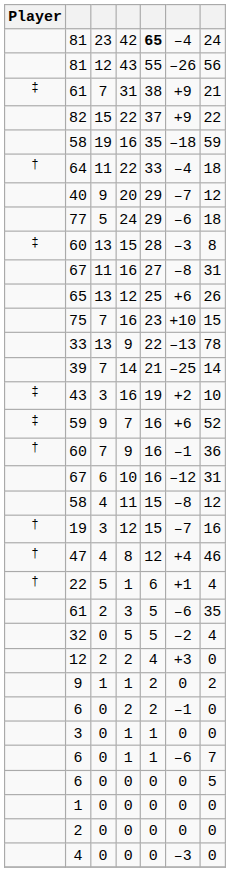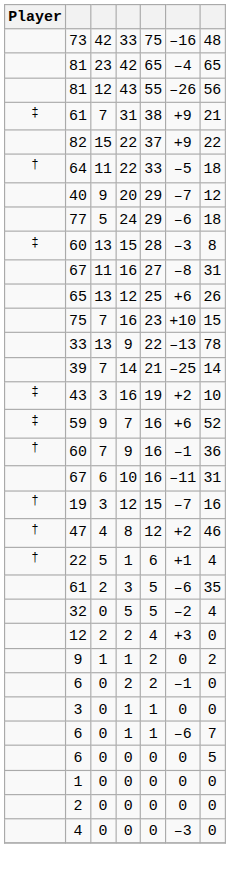+ row: (78, 41)
(153, 41) bold -> (153, 65) normal
(212, 41) 24 -> (212, 65) 65
- row: (78, 142)
(183, 169) –4 -> (183, 169) –5
(183, 478) –12 -> (183, 478) –11
- row: (78, 503)
(183, 557) +4 -> (183, 533) +2
